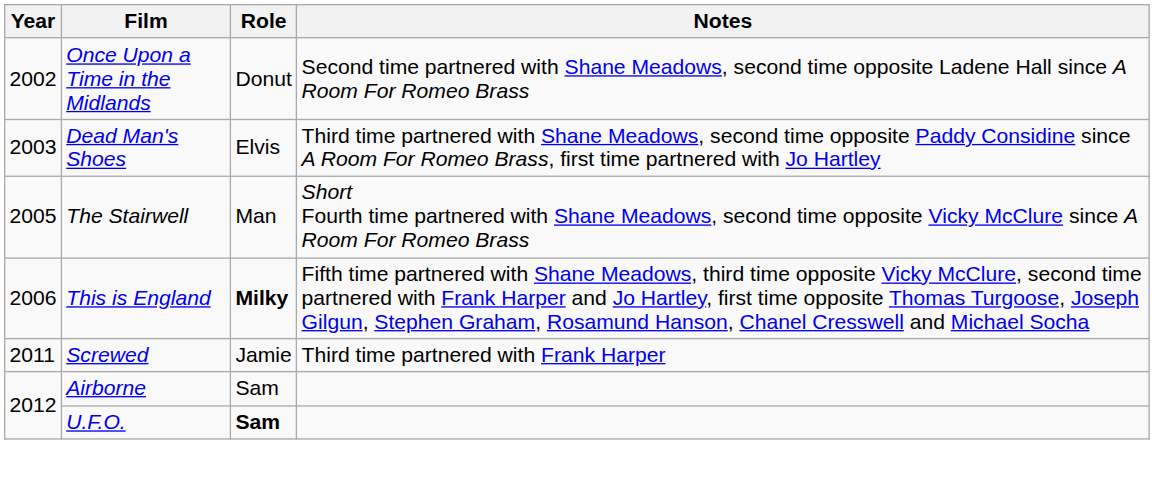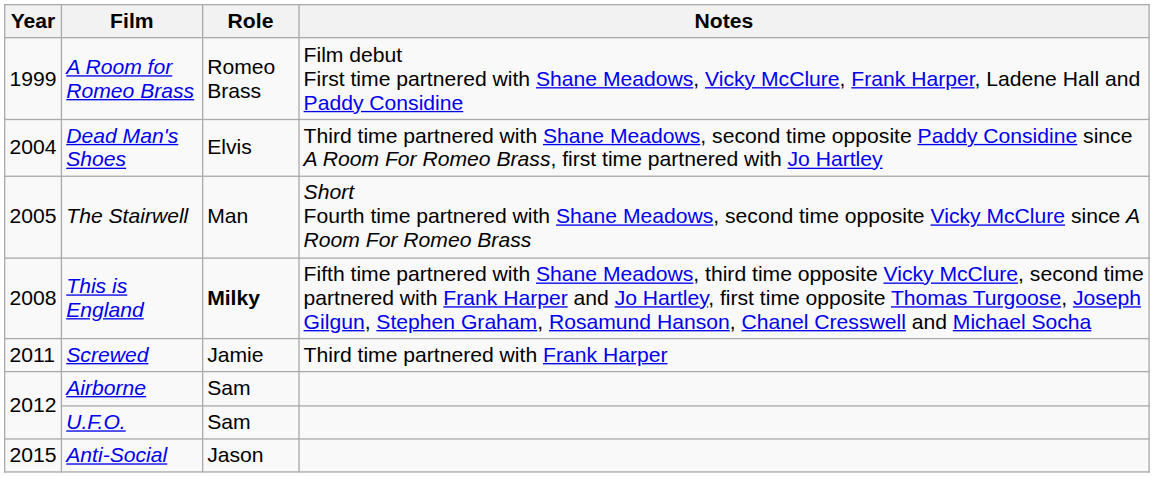+ row: (130, 78)
- row: (128, 78)
(33, 147) 2003 -> (33, 147) 2004
(33, 297) 2006 -> (33, 297) 2008
(258, 422) bold -> (229, 422) normal
+ row: (117, 455)
